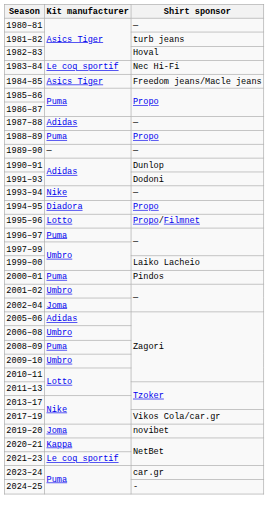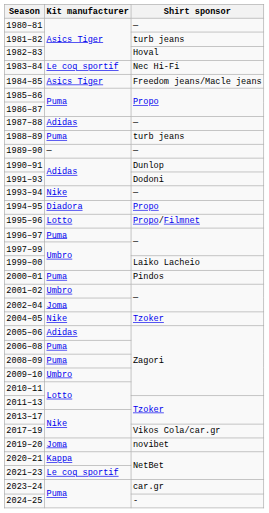(146, 137) Propo -> (159, 137) turb jeans
+ row: (24, 319)
(59, 333) Umbro -> (57, 347) Puma
